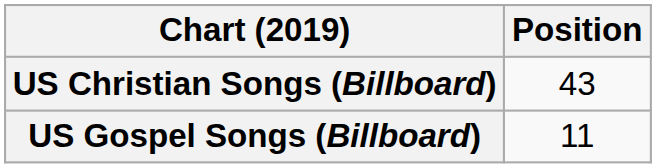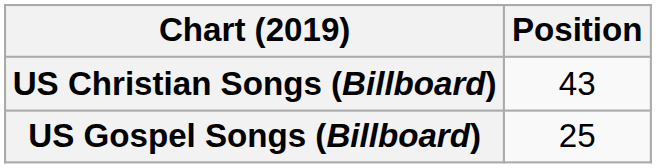(577, 135) 11 -> (577, 135) 25
